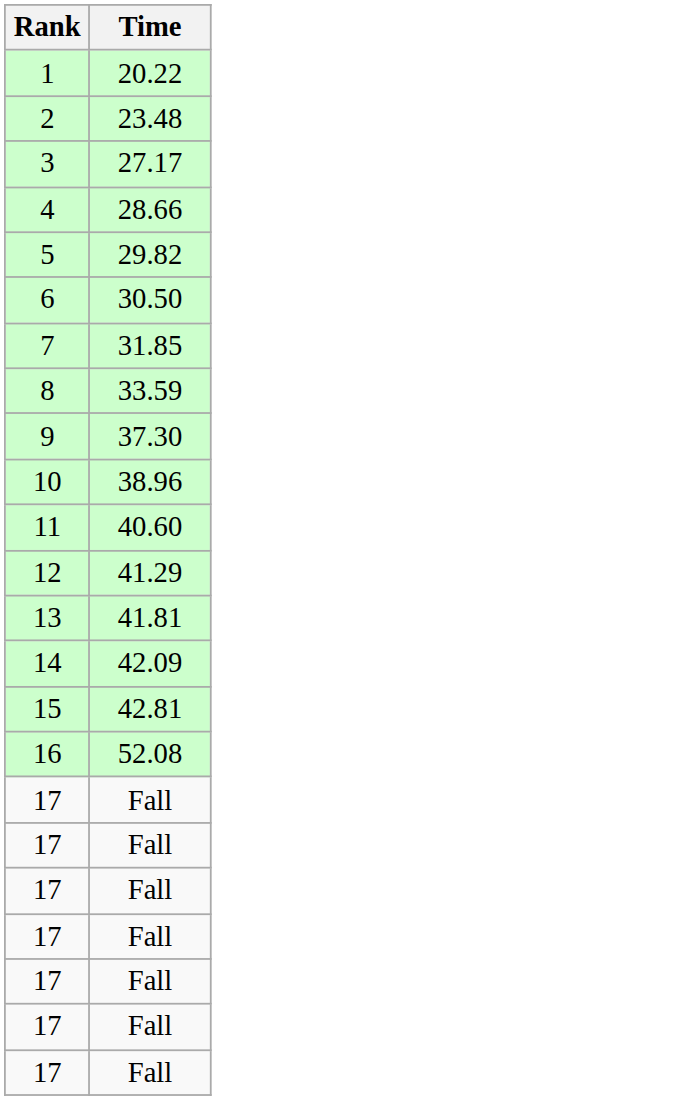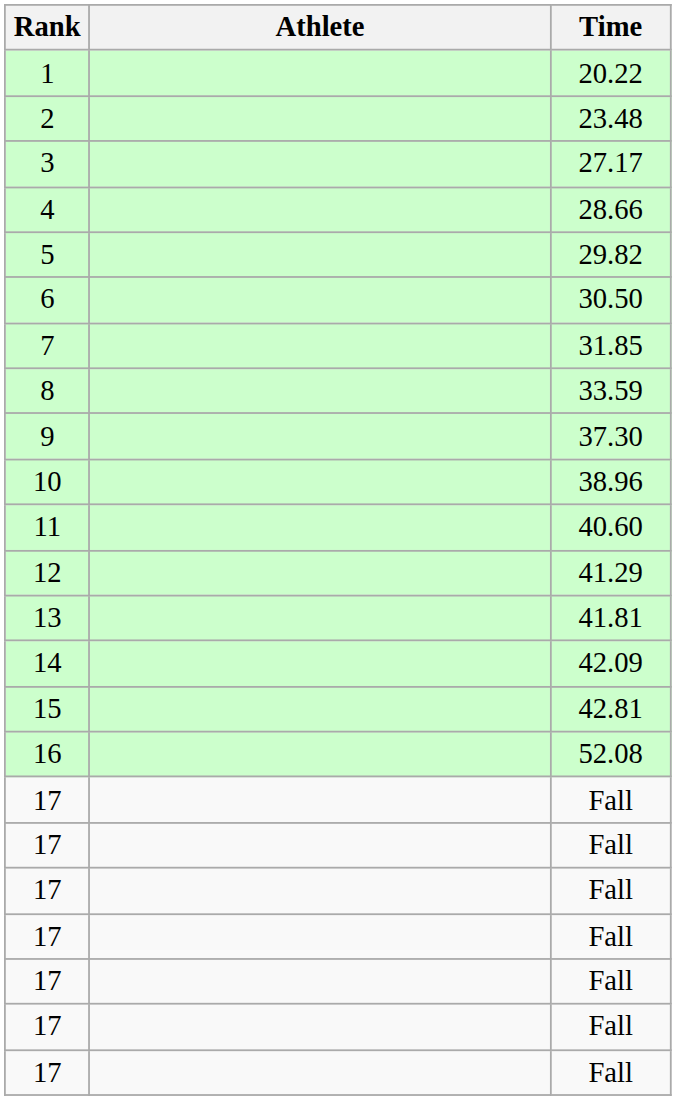+ column: (320, 27)
